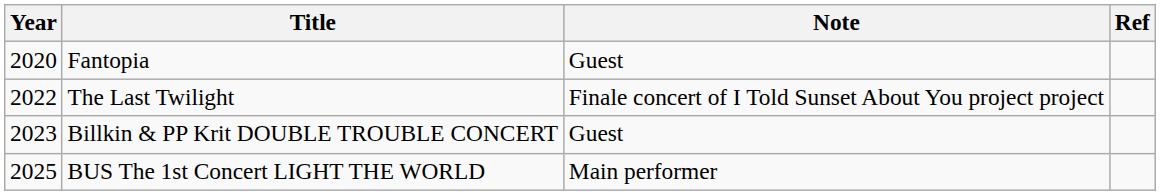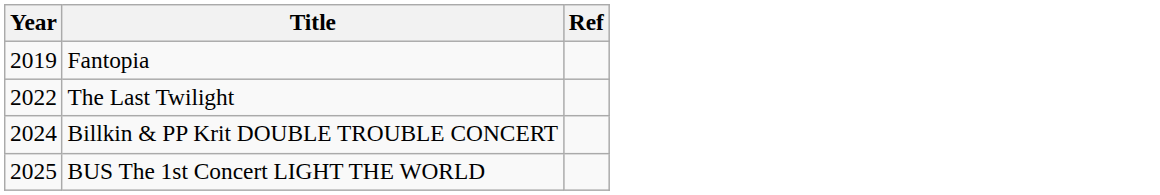- column: (836, 23)
(33, 60) 2020 -> (33, 60) 2019
(33, 134) 2023 -> (33, 134) 2024
